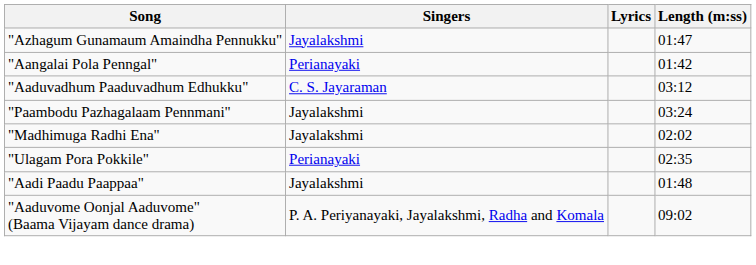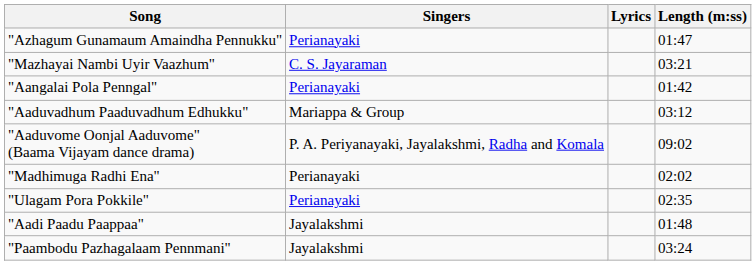(326, 40) Jayalakshmi -> (325, 40) Perianayaki
+ row: (111, 64)
(338, 87) C. S. Jayaraman -> (347, 111) Mariappa & Group
rows swapped: (119, 111) <-> (104, 215)
(326, 135) Jayalakshmi -> (325, 176) Perianayaki
